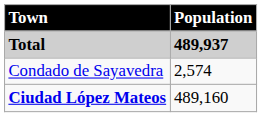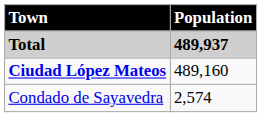rows swapped: (87, 97) <-> (86, 71)
